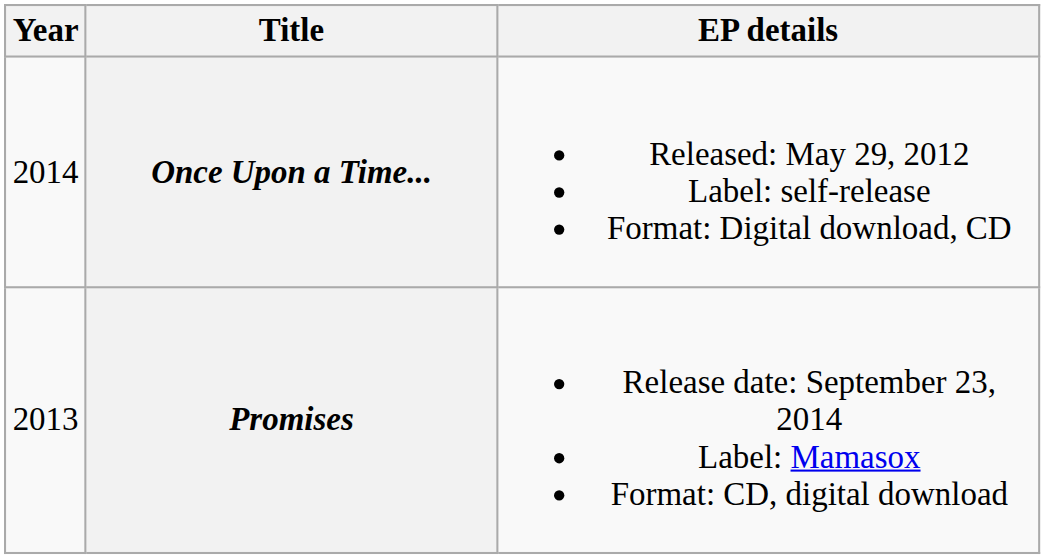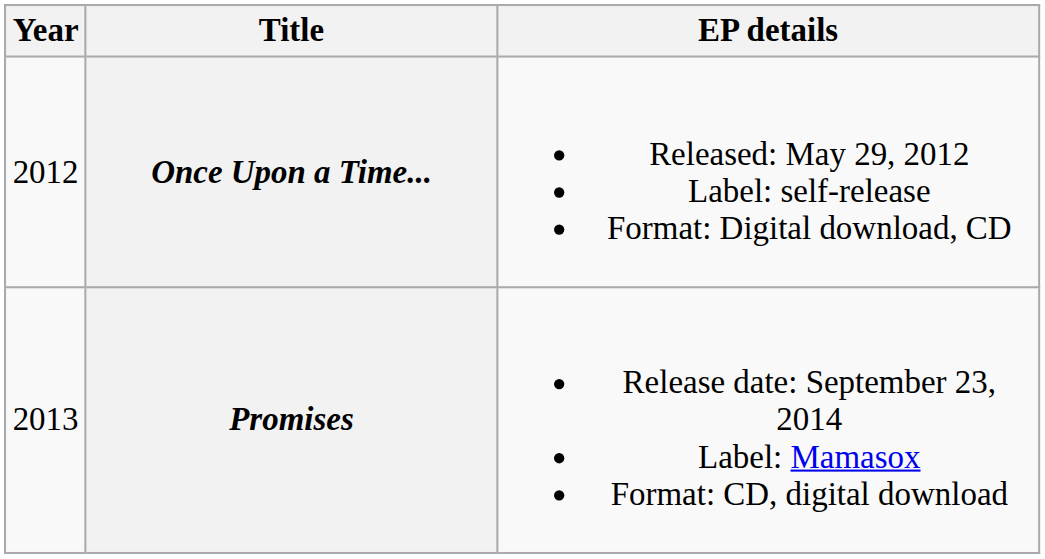(46, 171) 2014 -> (46, 171) 2012
